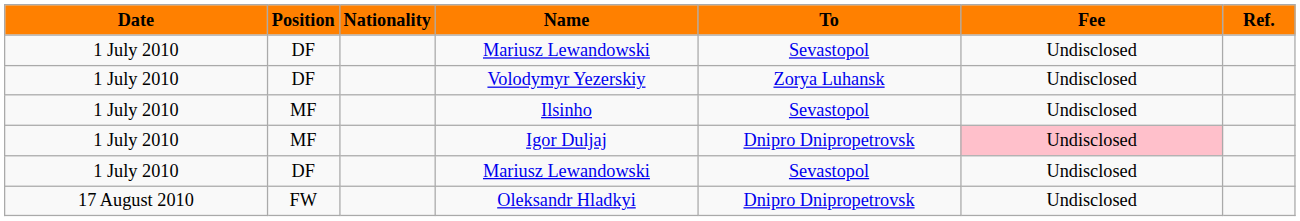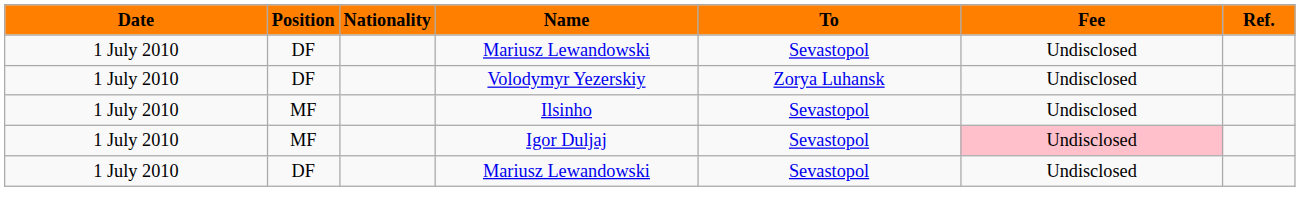(829, 140) Dnipro Dnipropetrovsk -> (829, 140) Sevastopol
- row: (303, 200)
